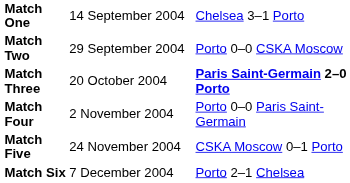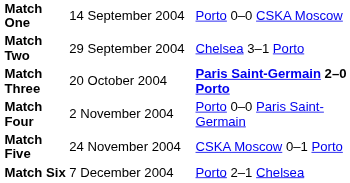(250, 15) Chelsea 3–1 Porto -> (269, 15) Porto 0–0 CSKA Moscow
(269, 48) Porto 0–0 CSKA Moscow -> (250, 48) Chelsea 3–1 Porto
